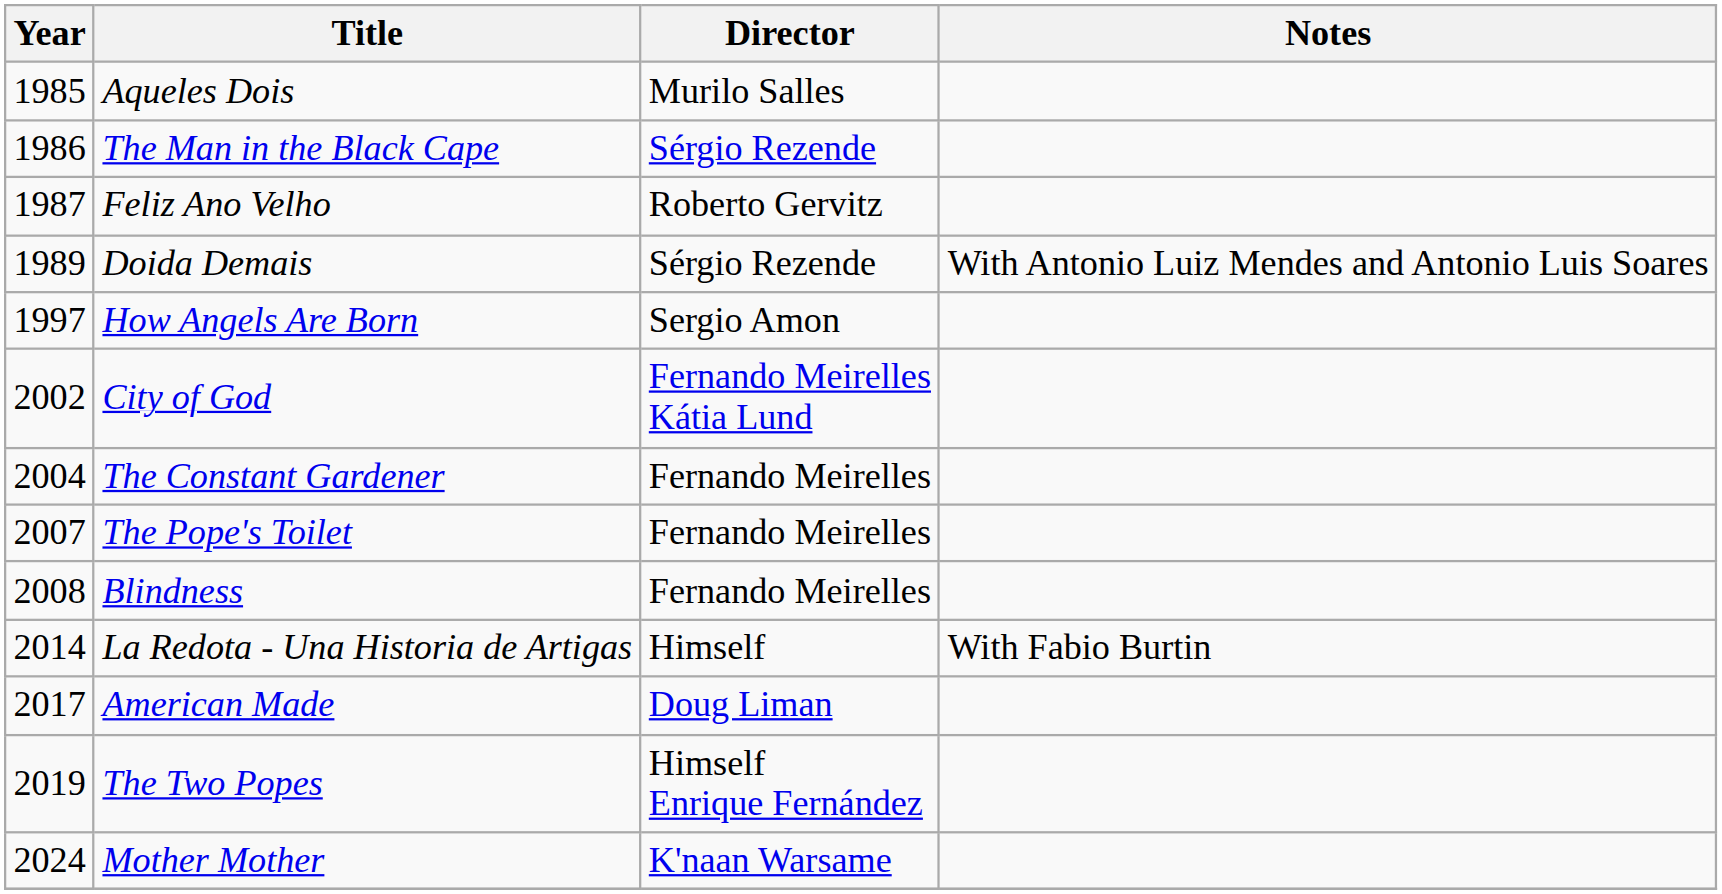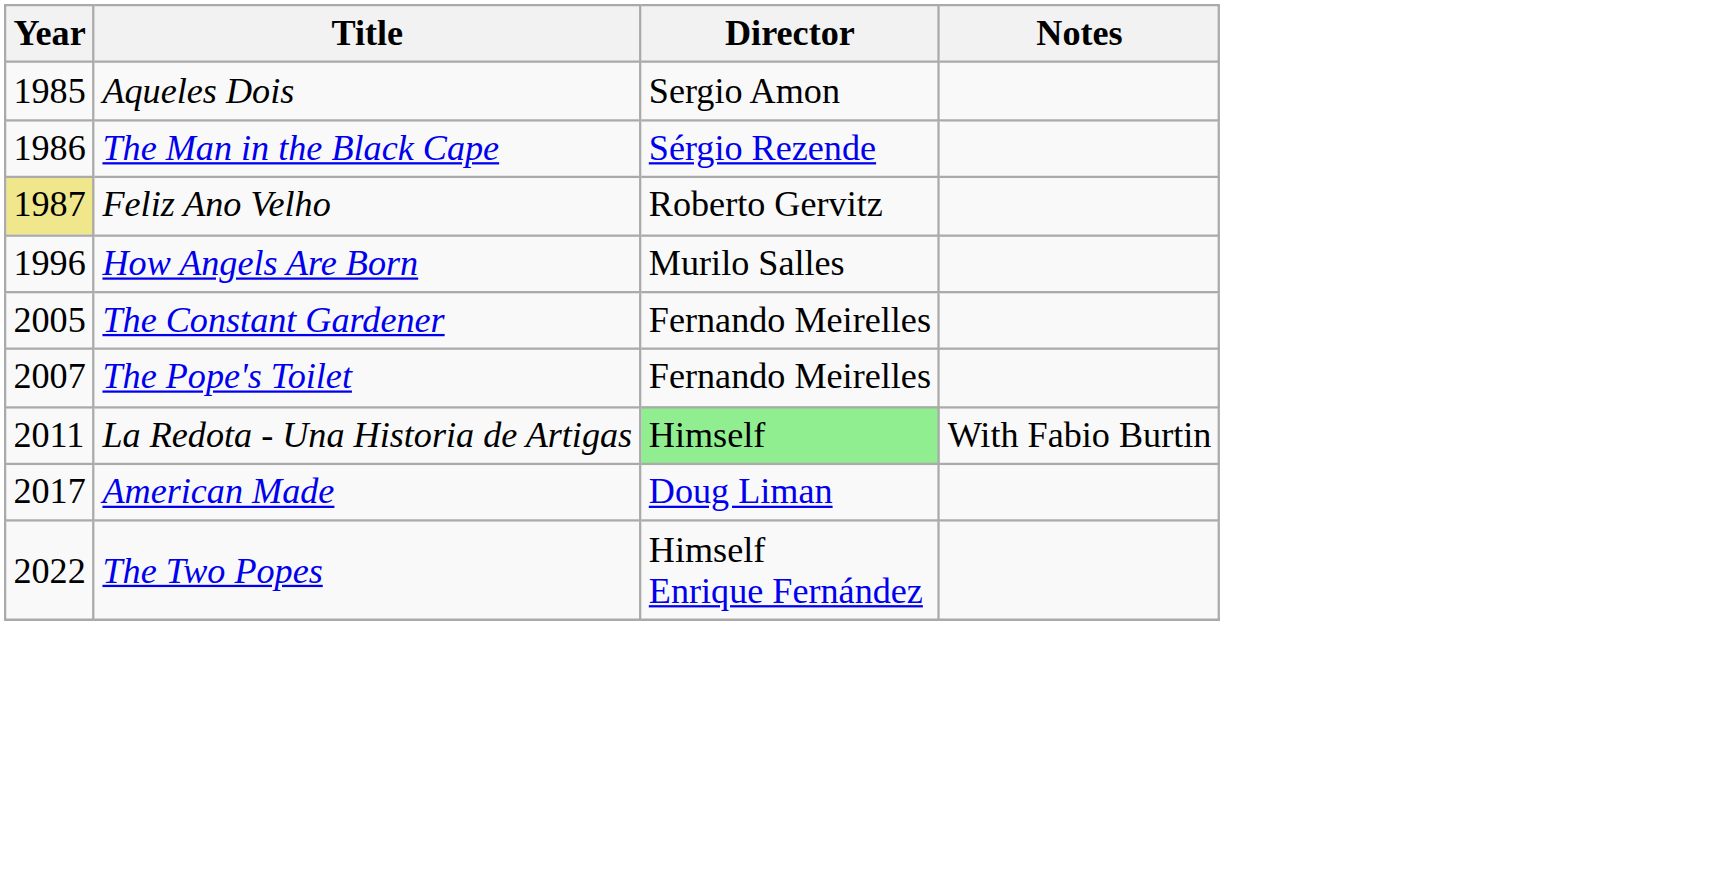(747, 90) Murilo Salles -> (744, 90) Sergio Amon
(50, 205) no background -> (50, 205) khaki background
- row: (207, 262)
(50, 319) 1997 -> (50, 262) 1996
(744, 319) Sergio Amon -> (747, 262) Murilo Salles
- row: (187, 397)
(50, 475) 2004 -> (50, 319) 2005
- row: (173, 589)
(50, 647) 2014 -> (49, 434) 2011
(707, 647) no background -> (707, 434) lightgreen background
(50, 782) 2019 -> (50, 569) 2022
- row: (213, 860)
